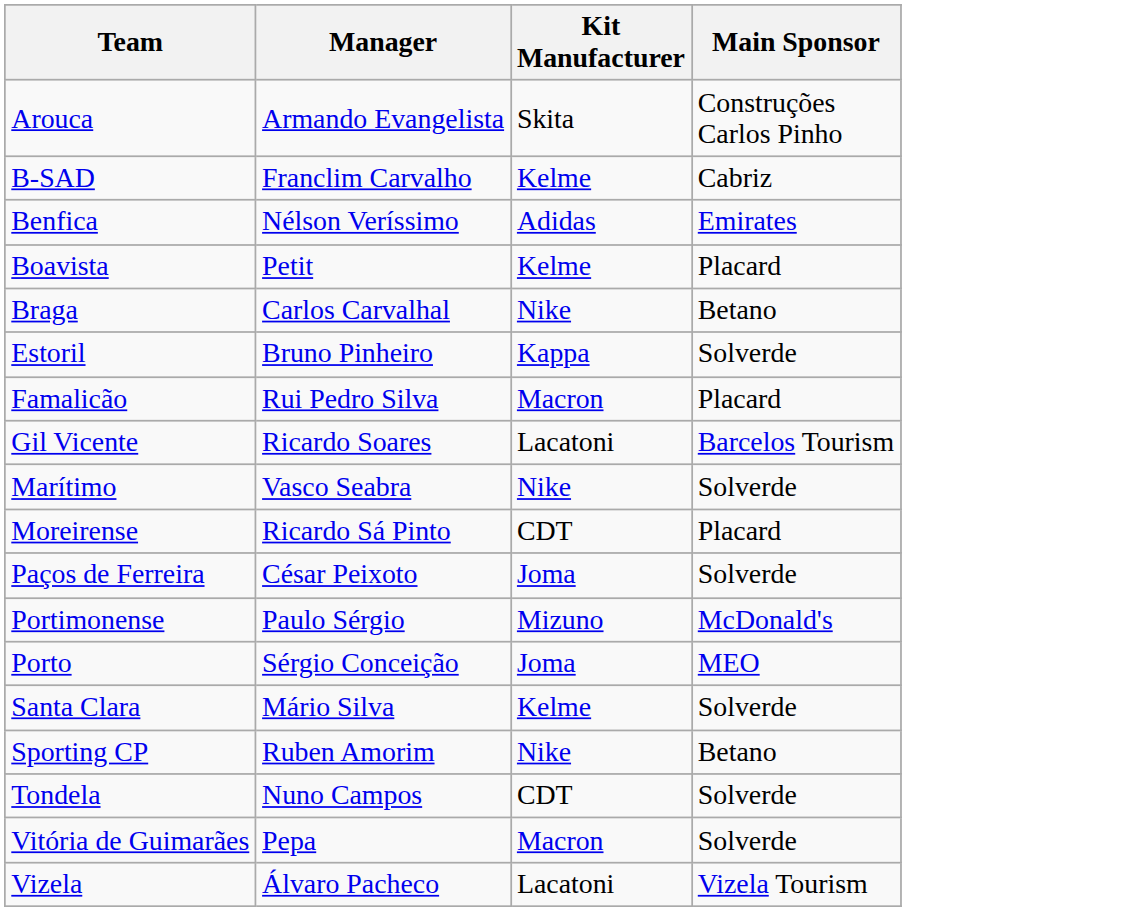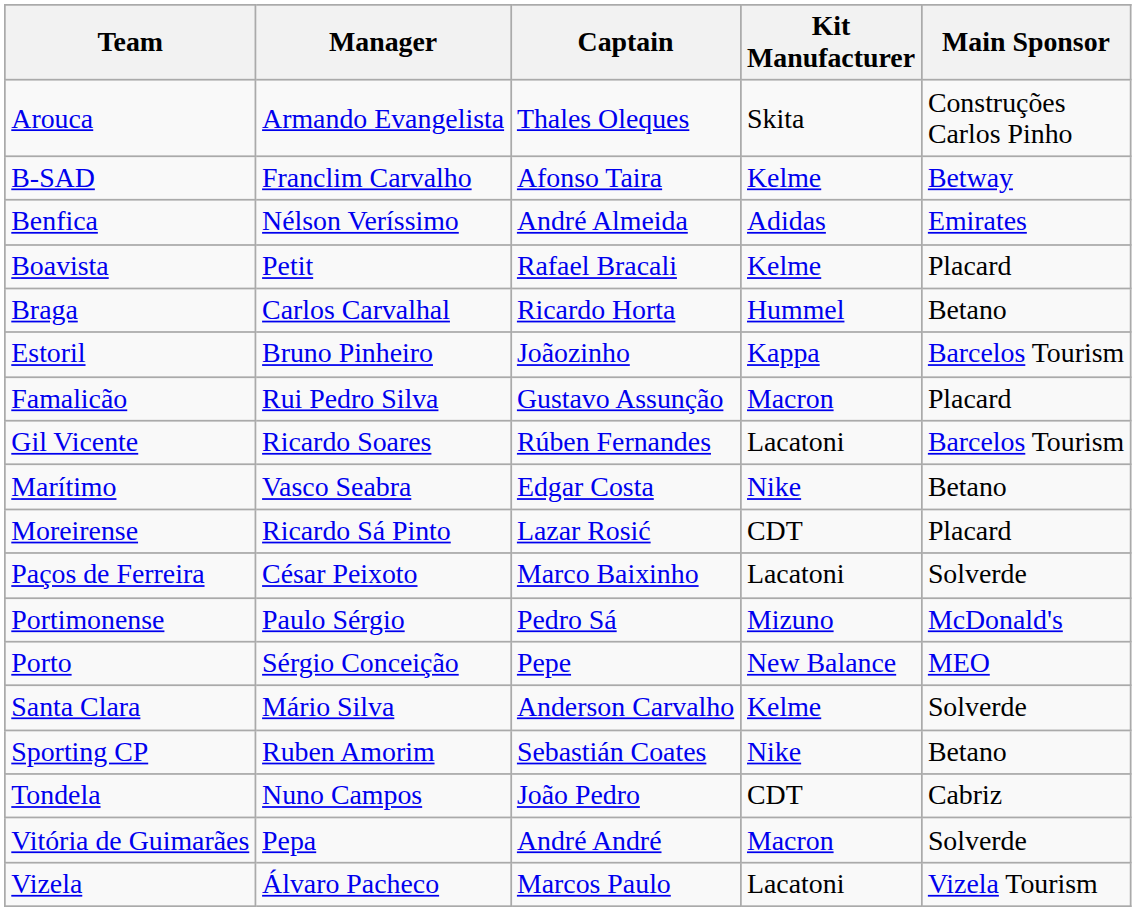+ column: (626, 42)
(735, 177) Cabriz -> (970, 177) Betway
(544, 309) Nike -> (796, 309) Hummel
(747, 354) Solverde -> (1026, 354) Barcelos Tourism
(747, 486) Solverde -> (967, 486) Betano
(546, 574) Joma -> (796, 574) Lacatoni
(546, 663) Joma -> (822, 663) New Balance
(747, 795) Solverde -> (965, 795) Cabriz
